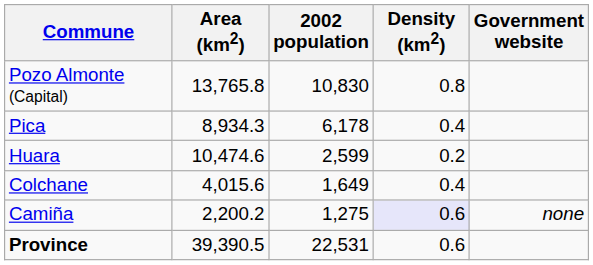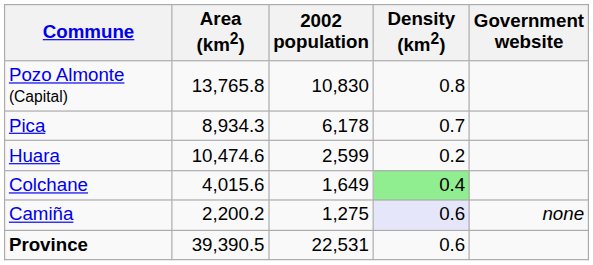(452, 125) 0.4 -> (452, 125) 0.7
(452, 185) no background -> (452, 185) lightgreen background
